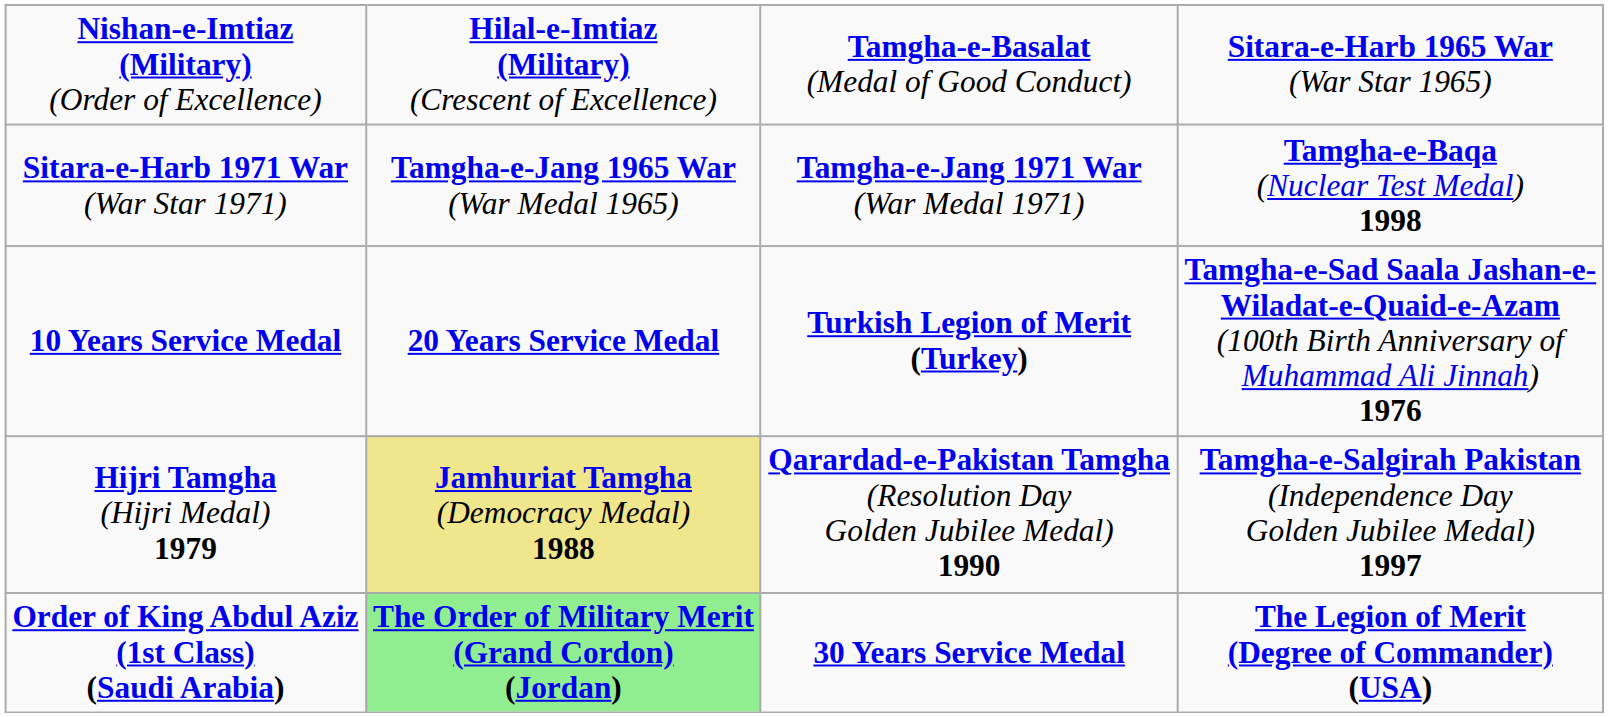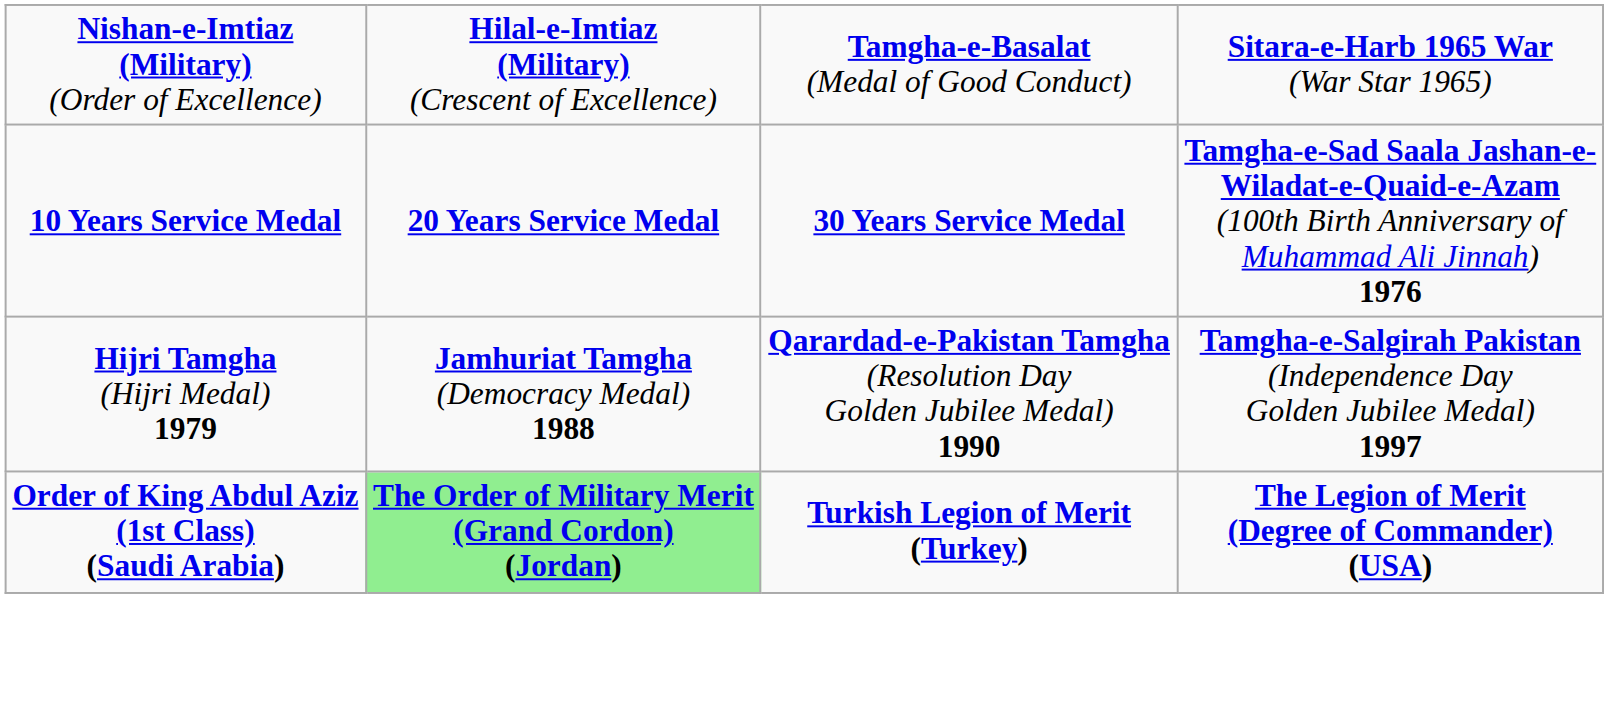- row: (185, 184)
(969, 340) Turkish Legion of Merit (Turkey) -> (969, 220) 30 Years Service Medal
(563, 513) khaki background -> (563, 393) no background
(969, 651) 30 Years Service Medal -> (969, 531) Turkish Legion of Merit (Turkey)
